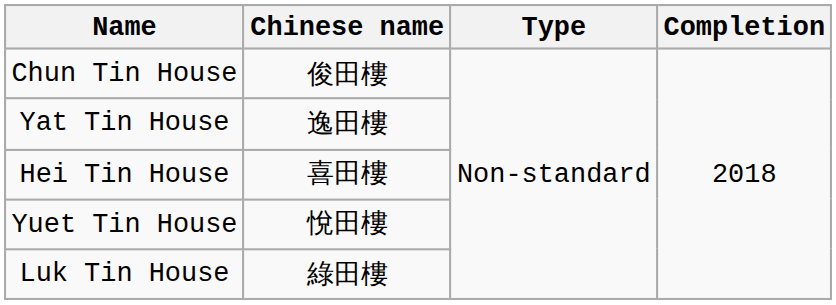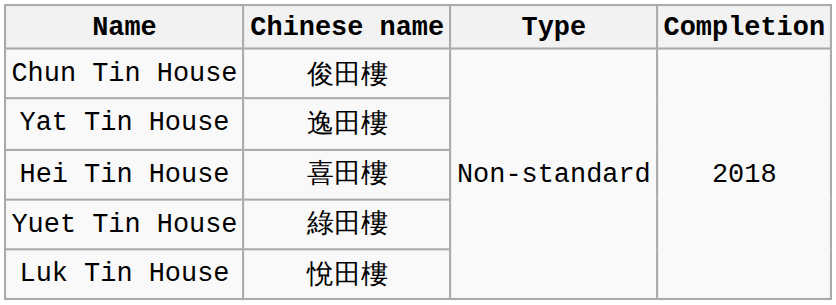(347, 225) 悅田樓 -> (347, 225) 綠田樓
(347, 275) 綠田樓 -> (347, 275) 悅田樓
